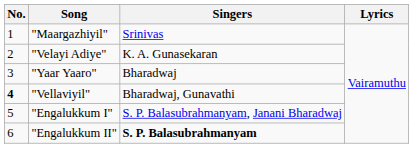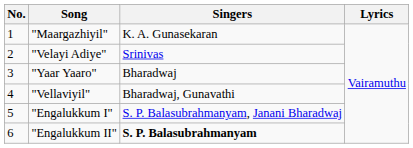(143, 34) Srinivas -> (170, 34) K. A. Gunasekaran
(170, 53) K. A. Gunasekaran -> (143, 53) Srinivas
(10, 93) bold -> (10, 93) normal
